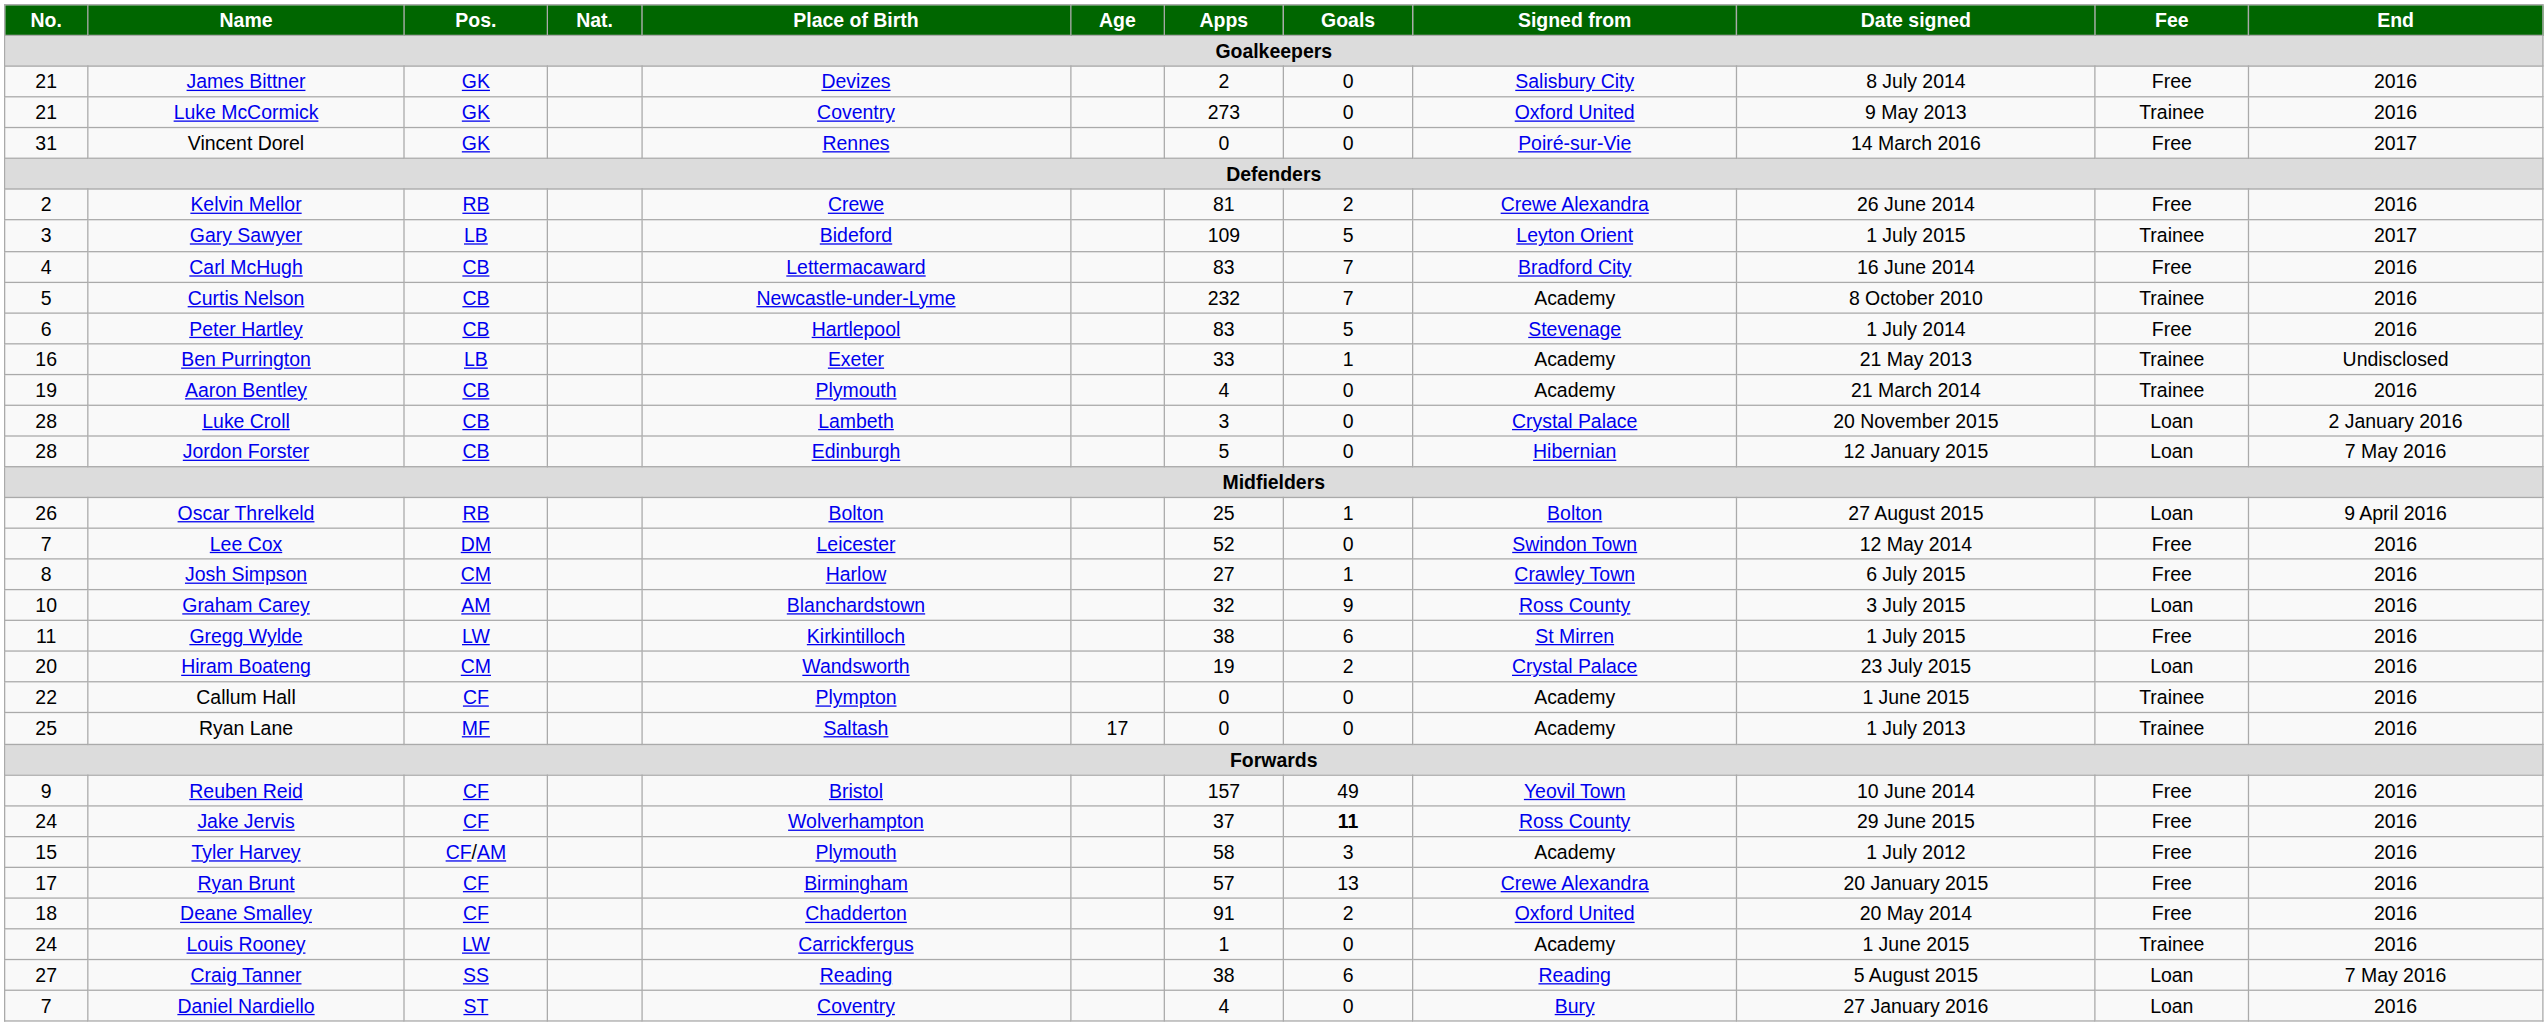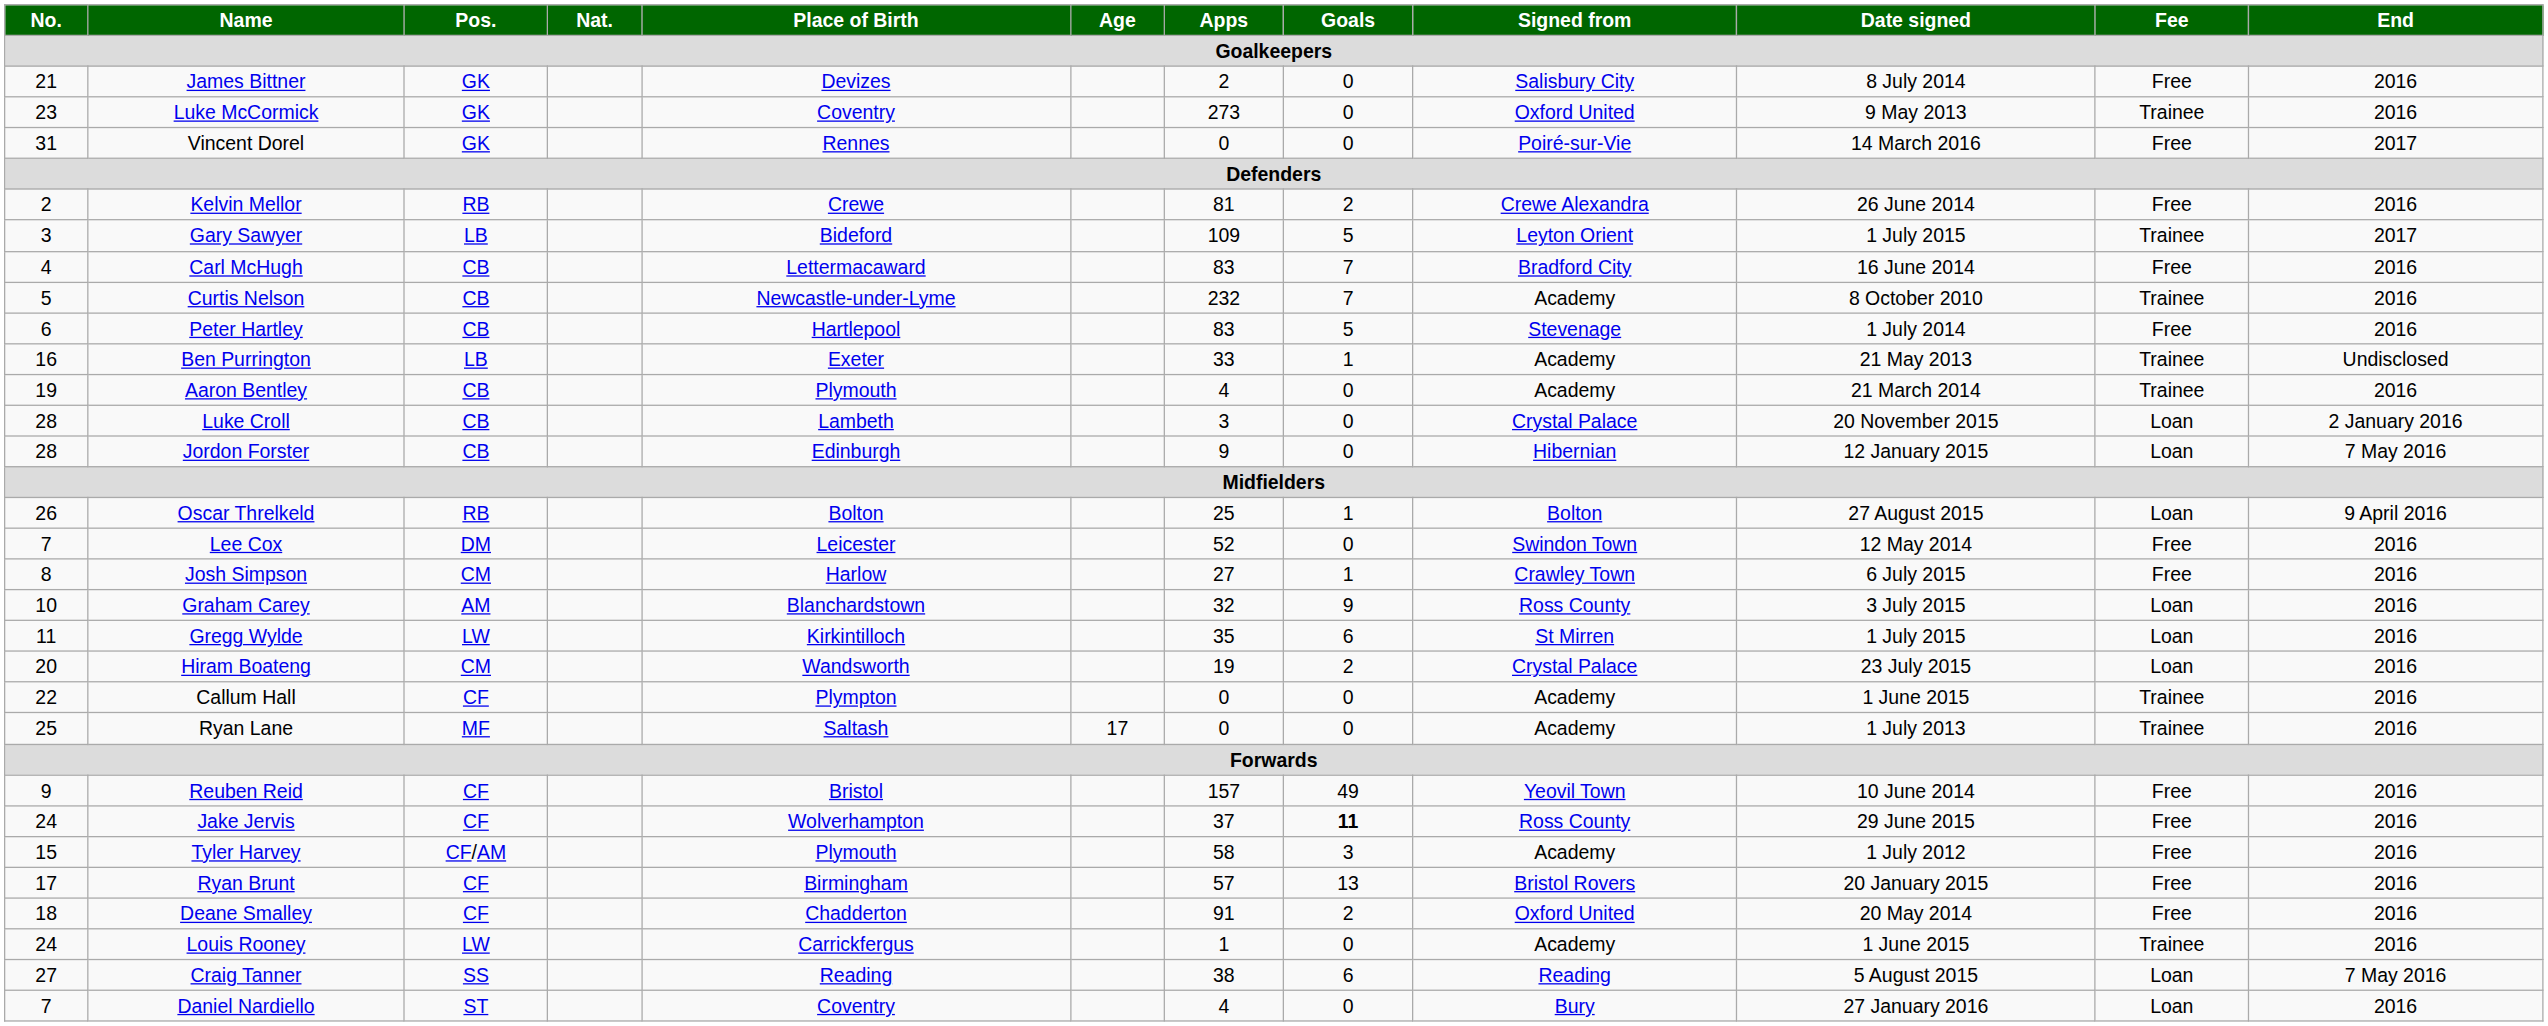(46, 113) 21 -> (46, 113) 23
(1224, 451) 5 -> (1224, 451) 9
(1224, 636) 38 -> (1224, 636) 35
(2172, 636) Free -> (2172, 636) Loan
(1575, 883) Crewe Alexandra -> (1575, 883) Bristol Rovers
